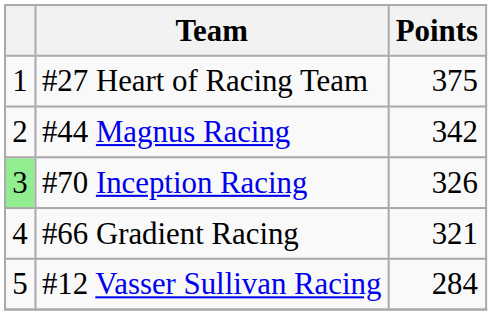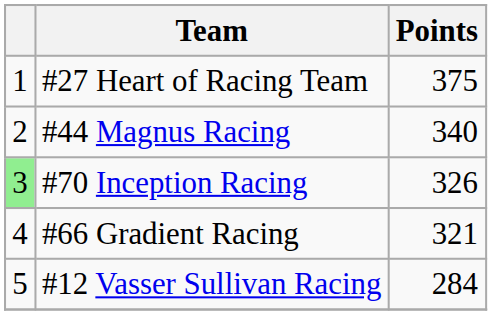(455, 131) 342 -> (455, 131) 340
